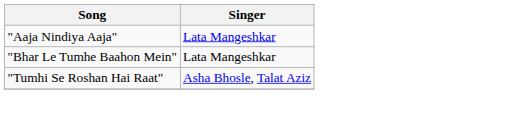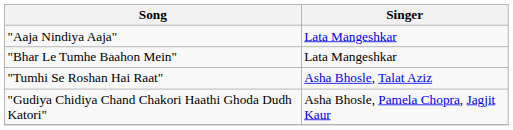+ row: (150, 106)
